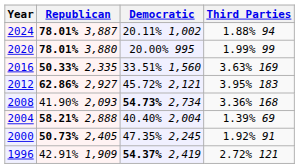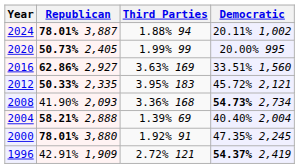columns swapped: (162, 14) <-> (249, 14)
(78, 49) 78.01% 3,880 -> (78, 49) 50.73% 2,405
(78, 67) 50.33% 2,335 -> (78, 67) 62.86% 2,927
(78, 84) 62.86% 2,927 -> (78, 84) 50.33% 2,335
(78, 137) 50.73% 2,405 -> (78, 137) 78.01% 3,880
